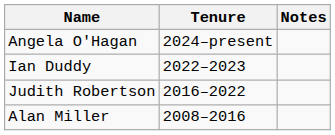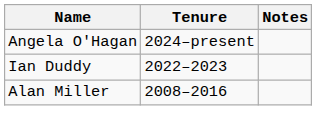- row: (82, 92)
